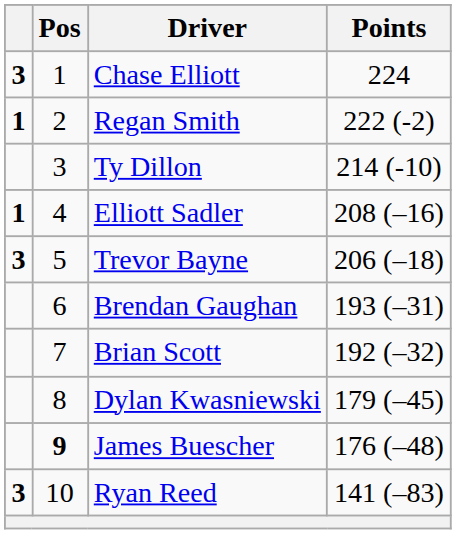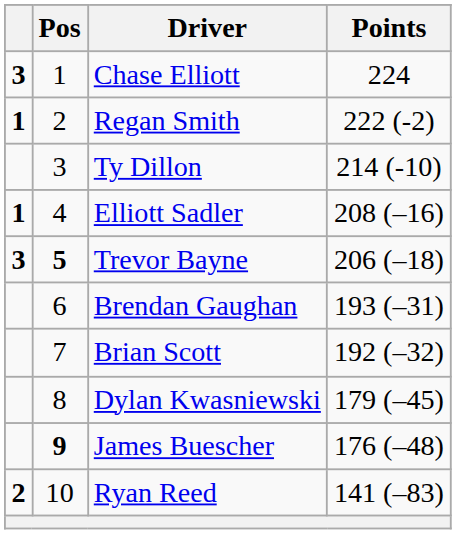(60, 259) normal -> (60, 259) bold
(18, 491) 3 -> (18, 491) 2
